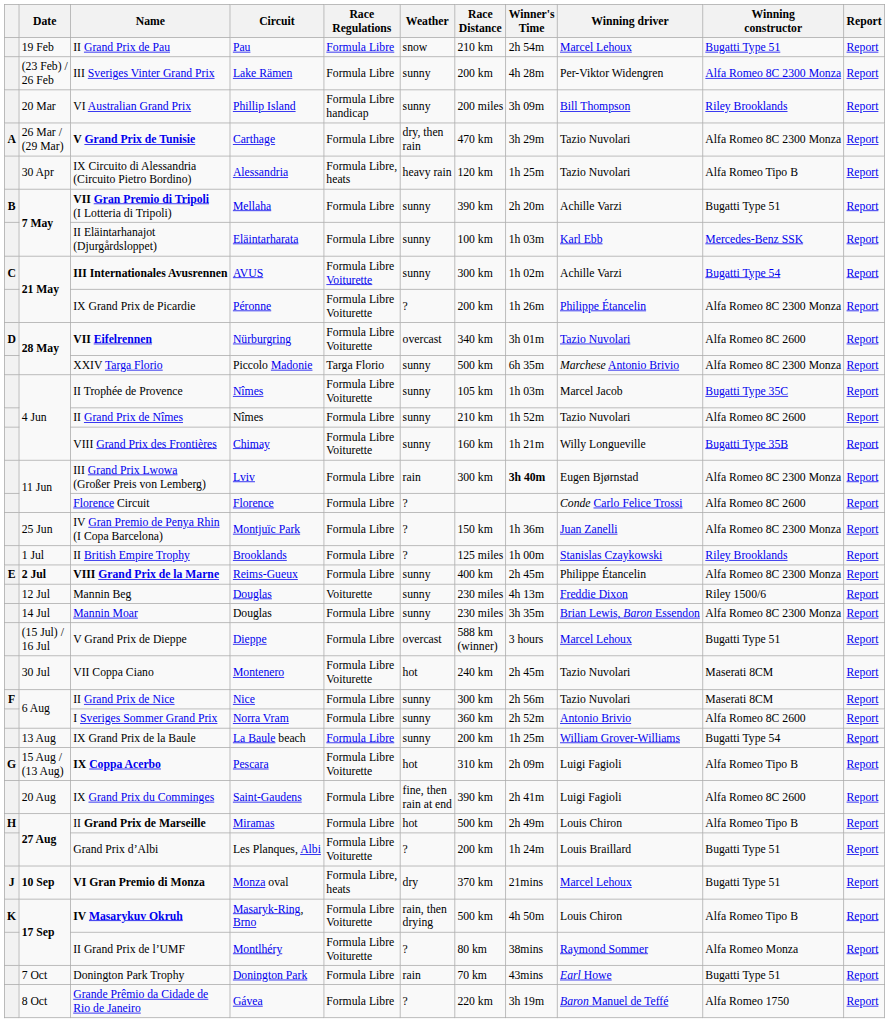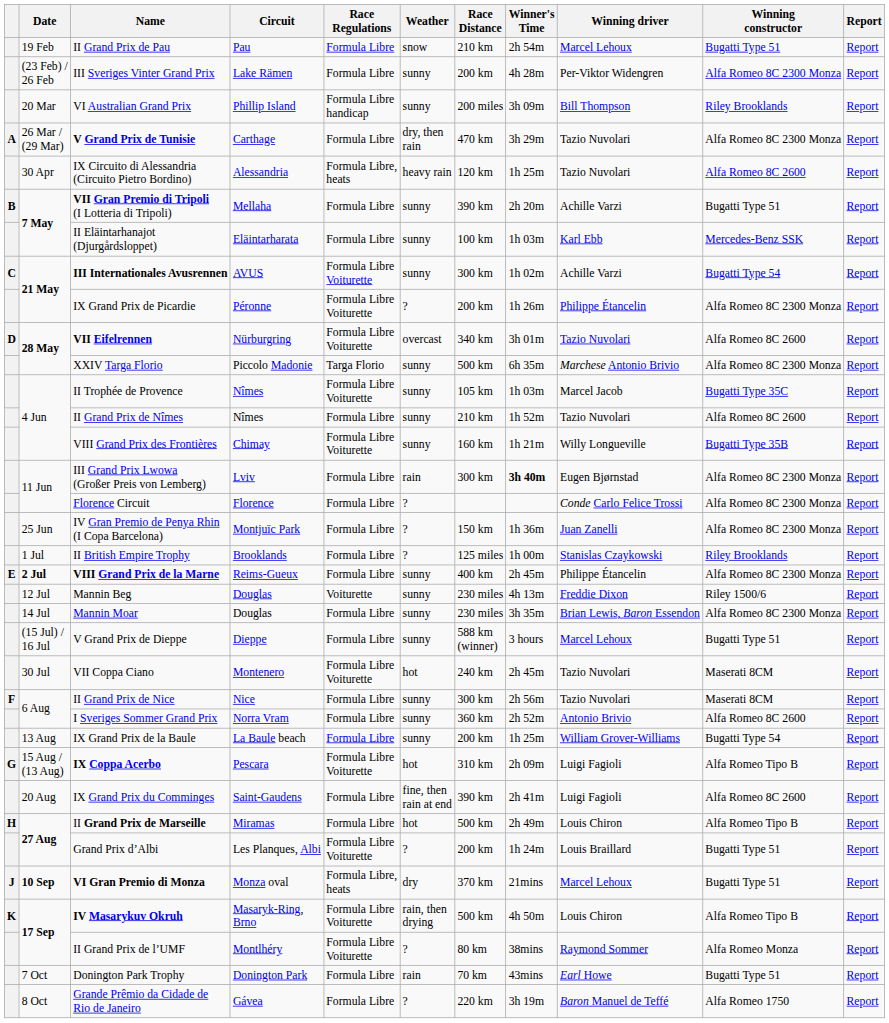(752, 173) Alfa Romeo Tipo B -> (756, 173) Alfa Romeo 8C 2600
(756, 503) Alfa Romeo 8C 2600 -> (773, 503) Alfa Romeo 8C 2300 Monza
(422, 639) overcast -> (417, 639) sunny
